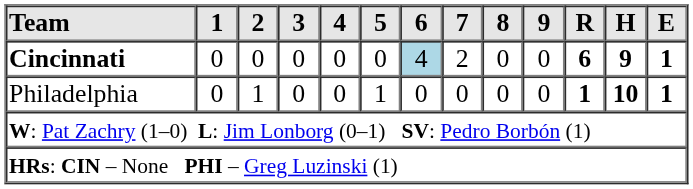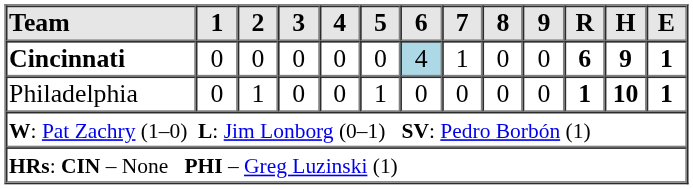(462, 58) 2 -> (462, 58) 1
